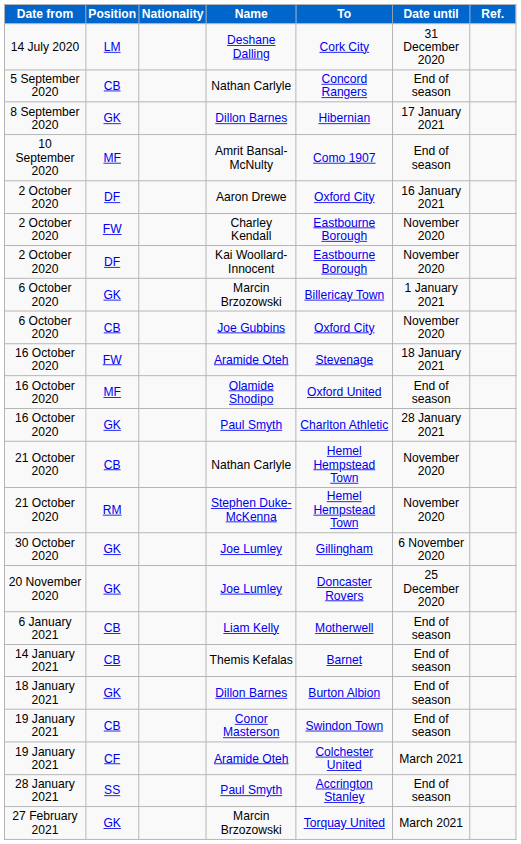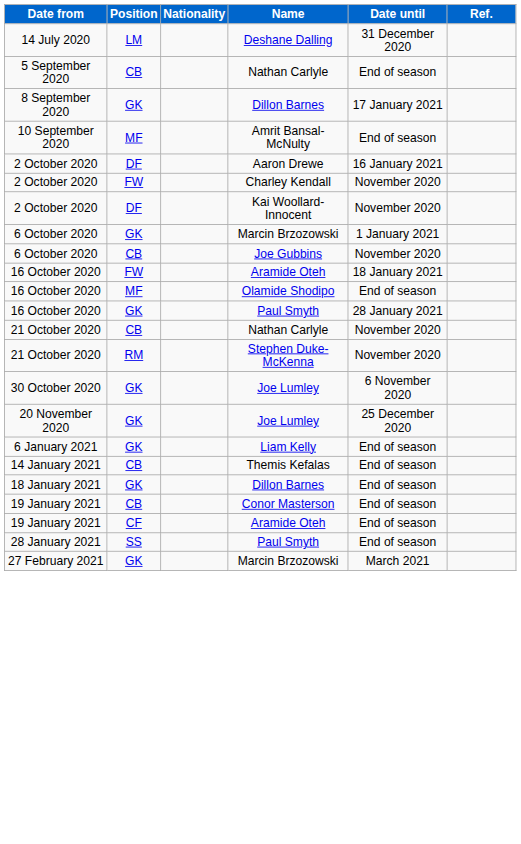- column: (344, 14)
(112, 628) CB -> (134, 447) GK
(431, 758) March 2021 -> (398, 523) End of season
